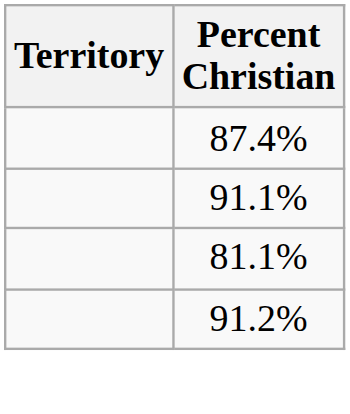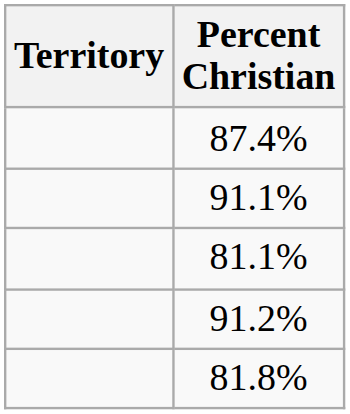+ row: (259, 377)
